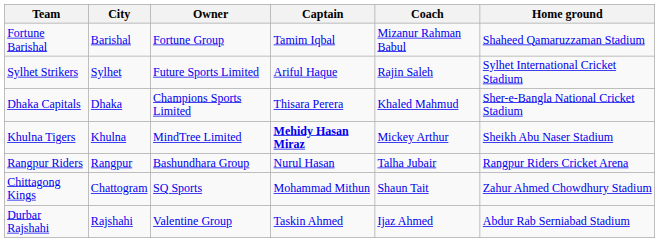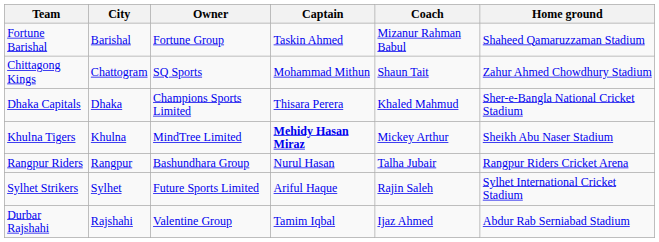(304, 39) Tamim Iqbal -> (308, 39) Taskin Ahmed
rows swapped: (34, 188) <-> (43, 72)
(308, 221) Taskin Ahmed -> (304, 221) Tamim Iqbal
